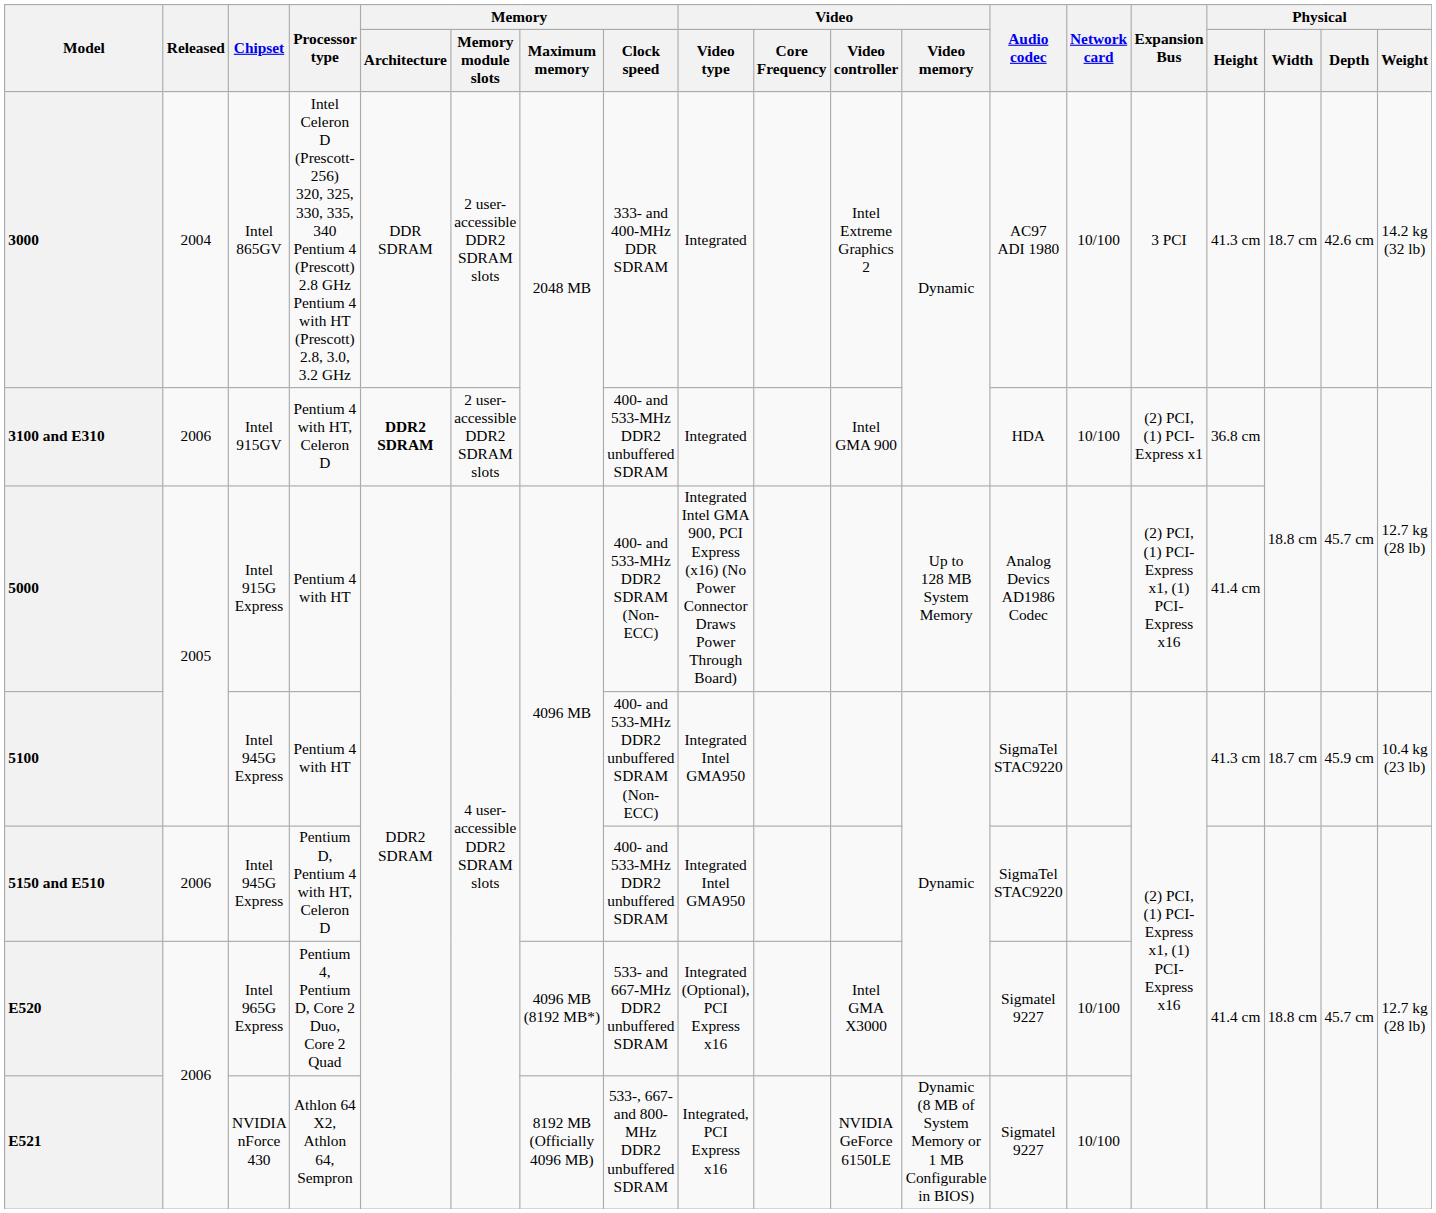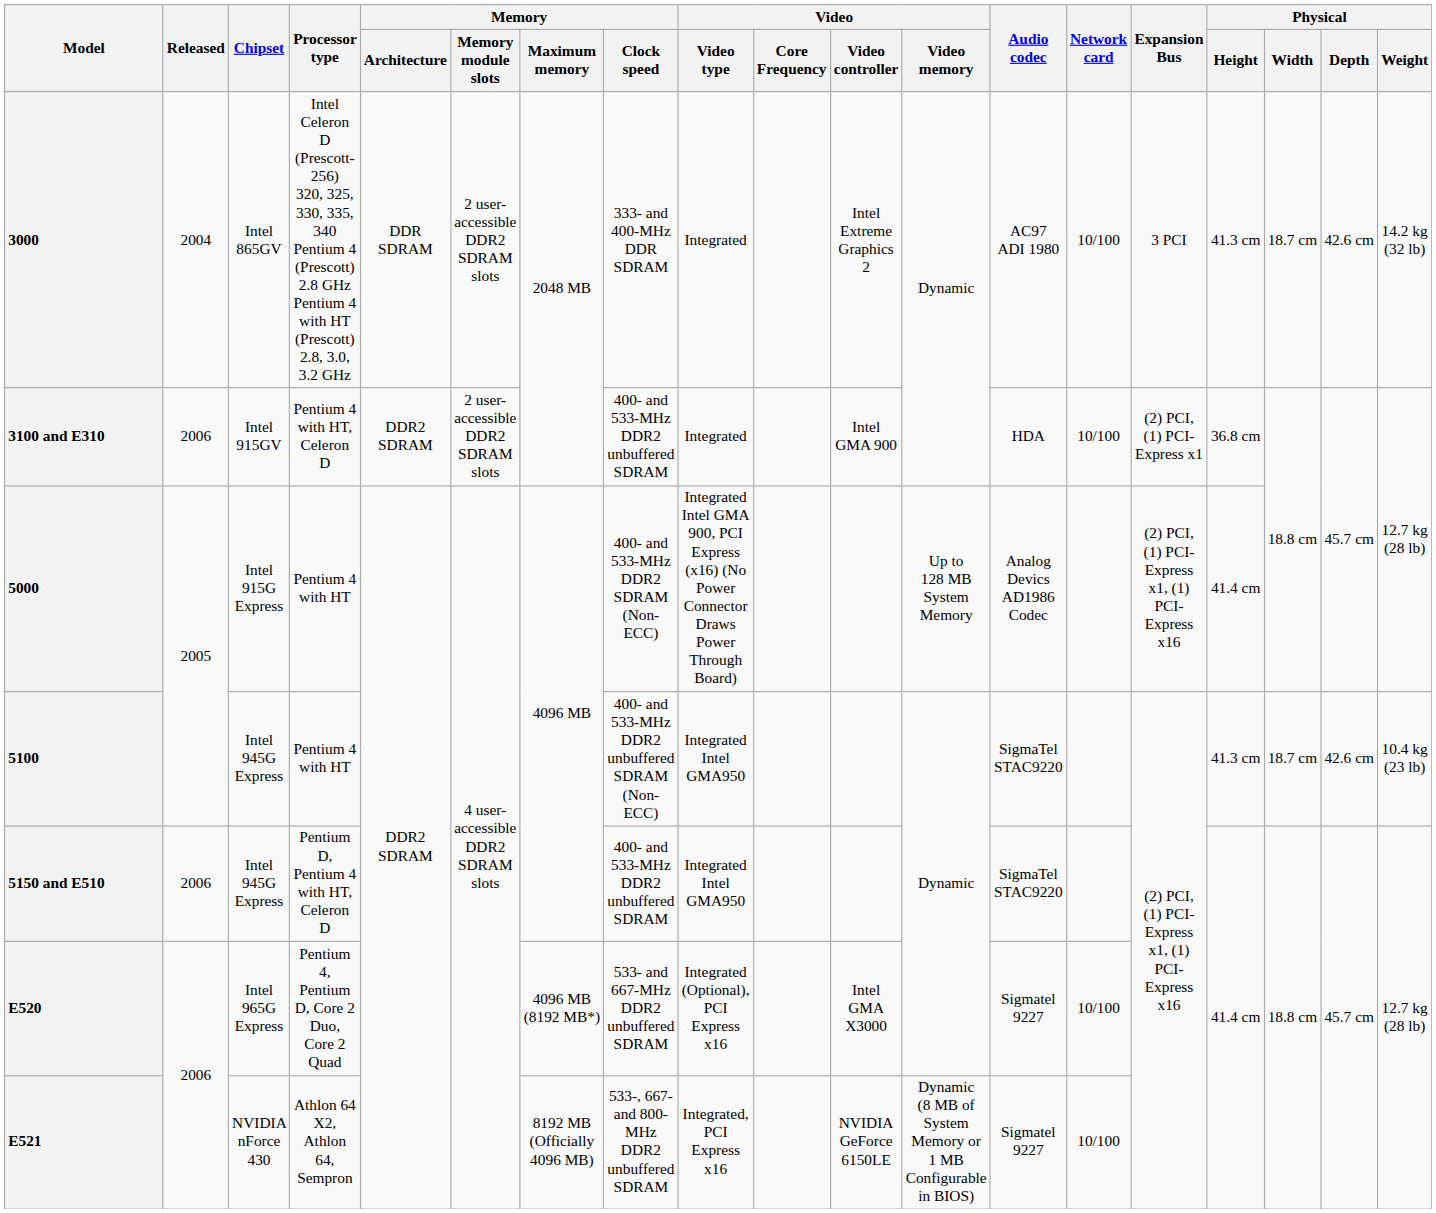(405, 436) bold -> (405, 436) normal
(1349, 758) 45.9 cm -> (1349, 758) 42.6 cm
